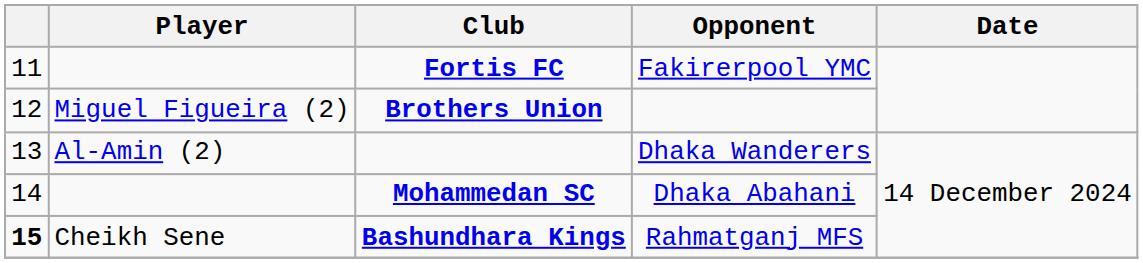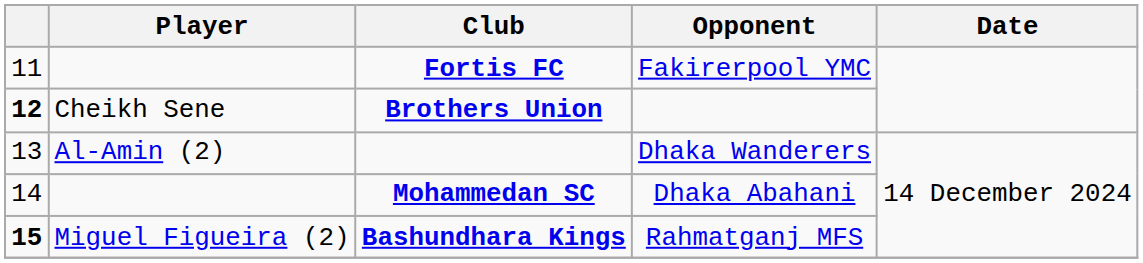(27, 110) normal -> (27, 110) bold
(202, 110) Miguel Figueira (2) -> (140, 110) Cheikh Sene
(140, 237) Cheikh Sene -> (202, 237) Miguel Figueira (2)
